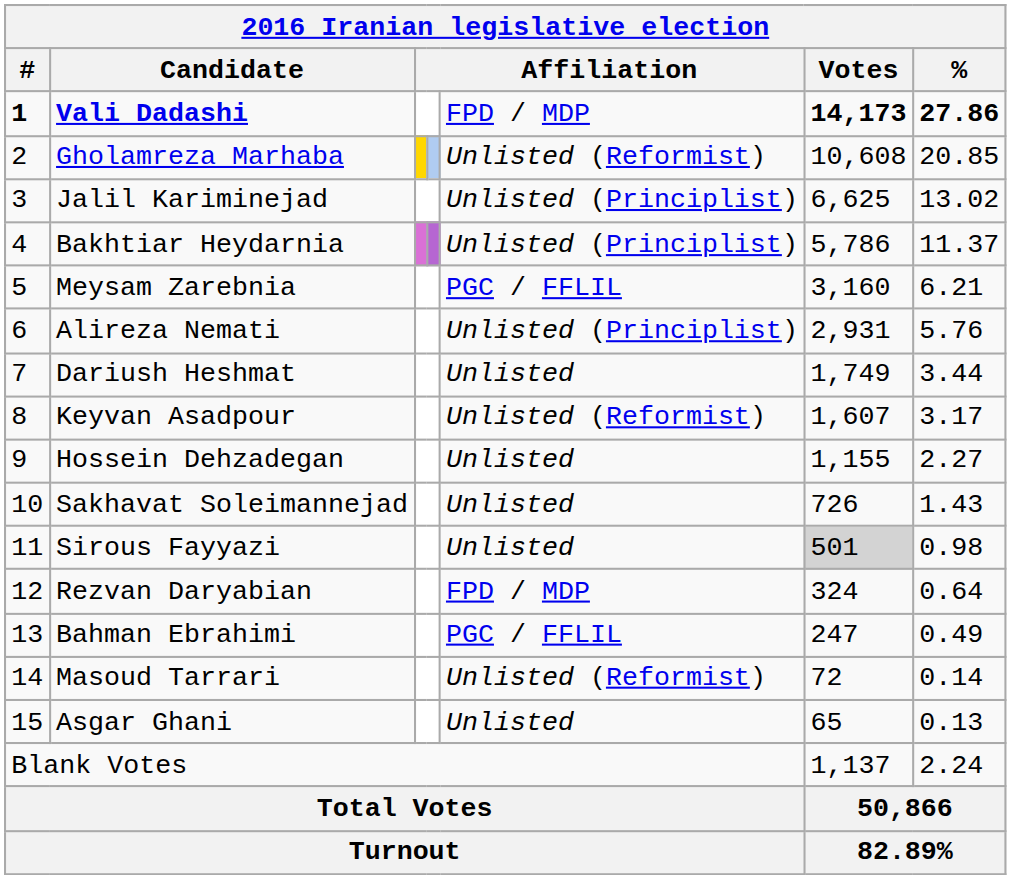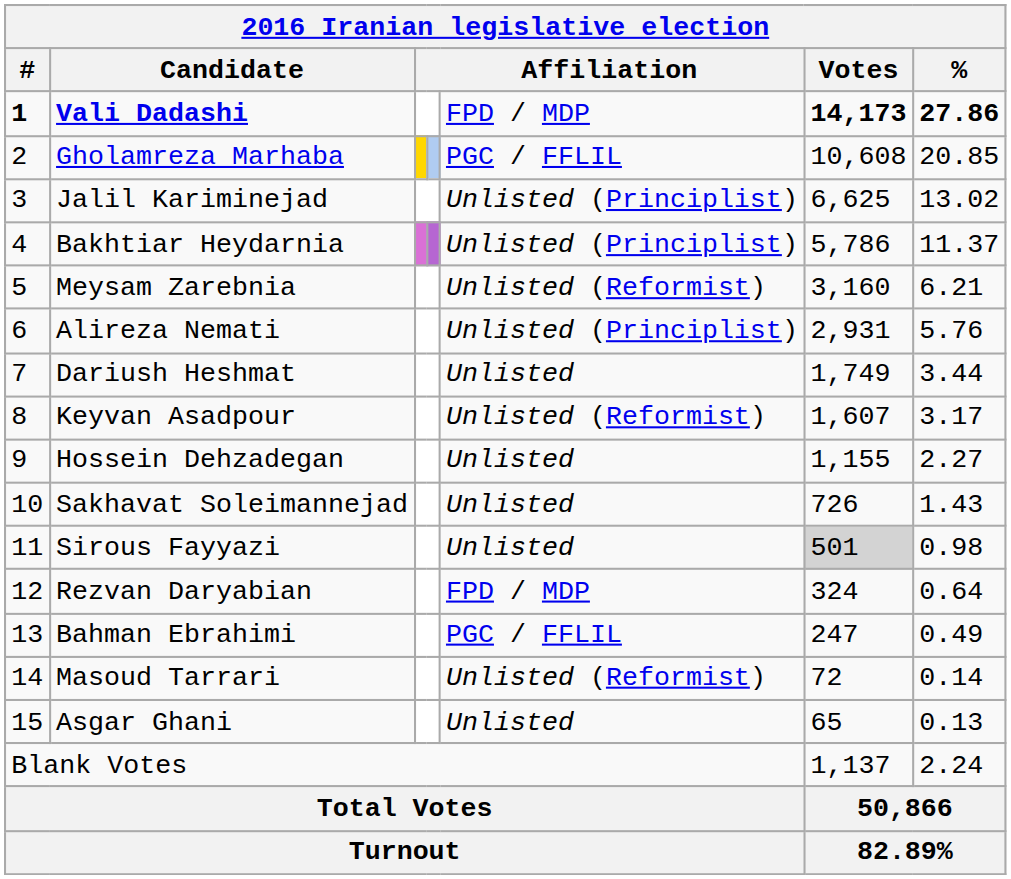(606, 157) Unlisted (Reformist) -> (534, 157) PGC / FFLIL
(534, 287) PGC / FFLIL -> (606, 287) Unlisted (Reformist)
